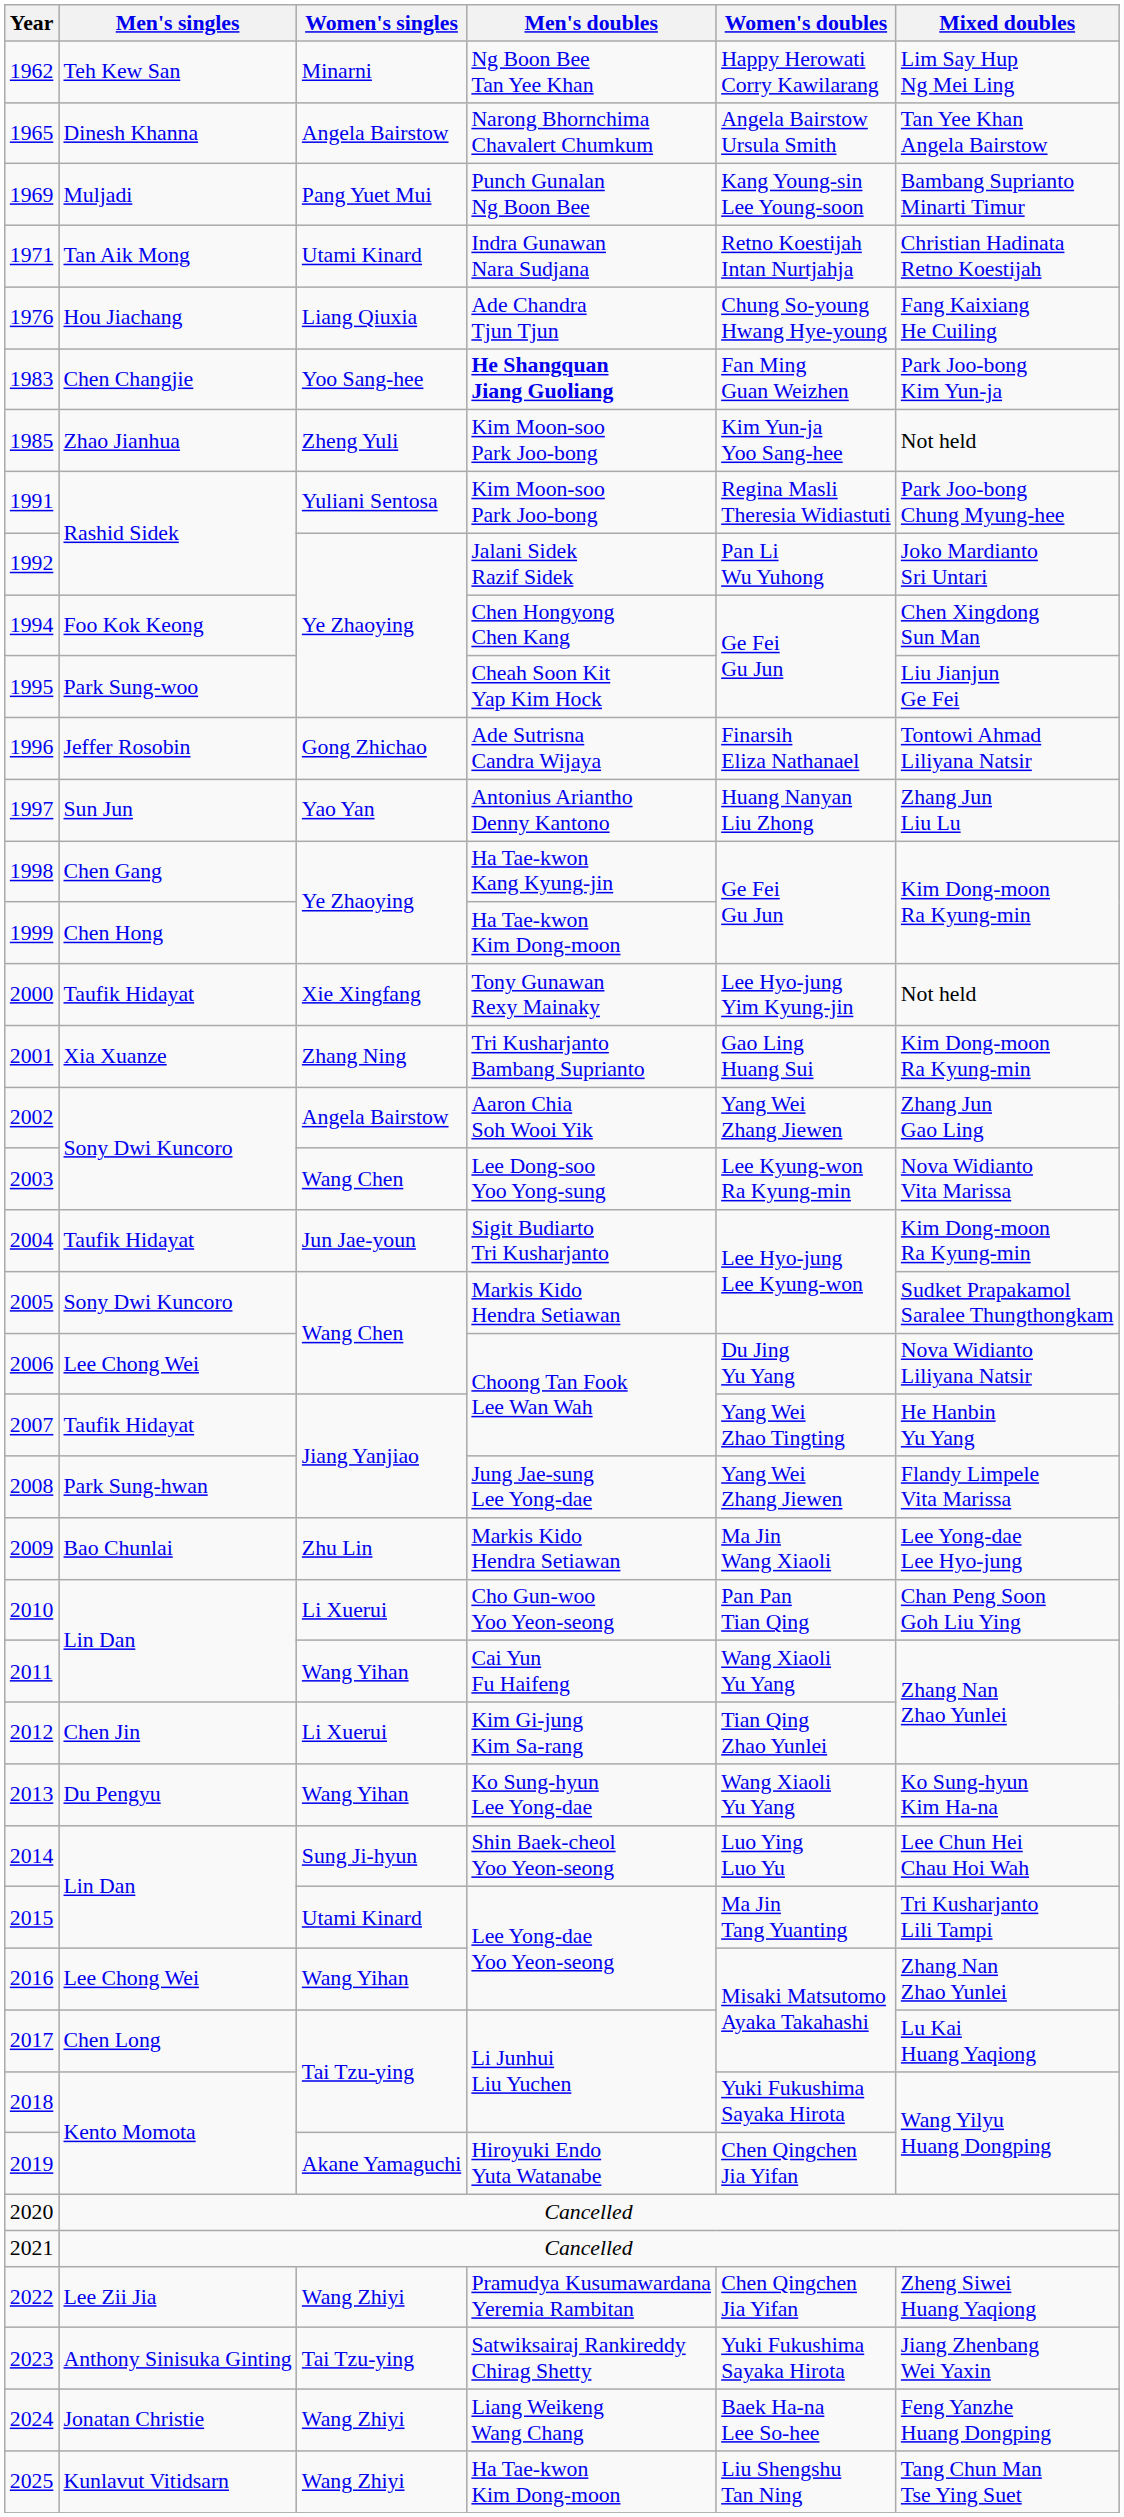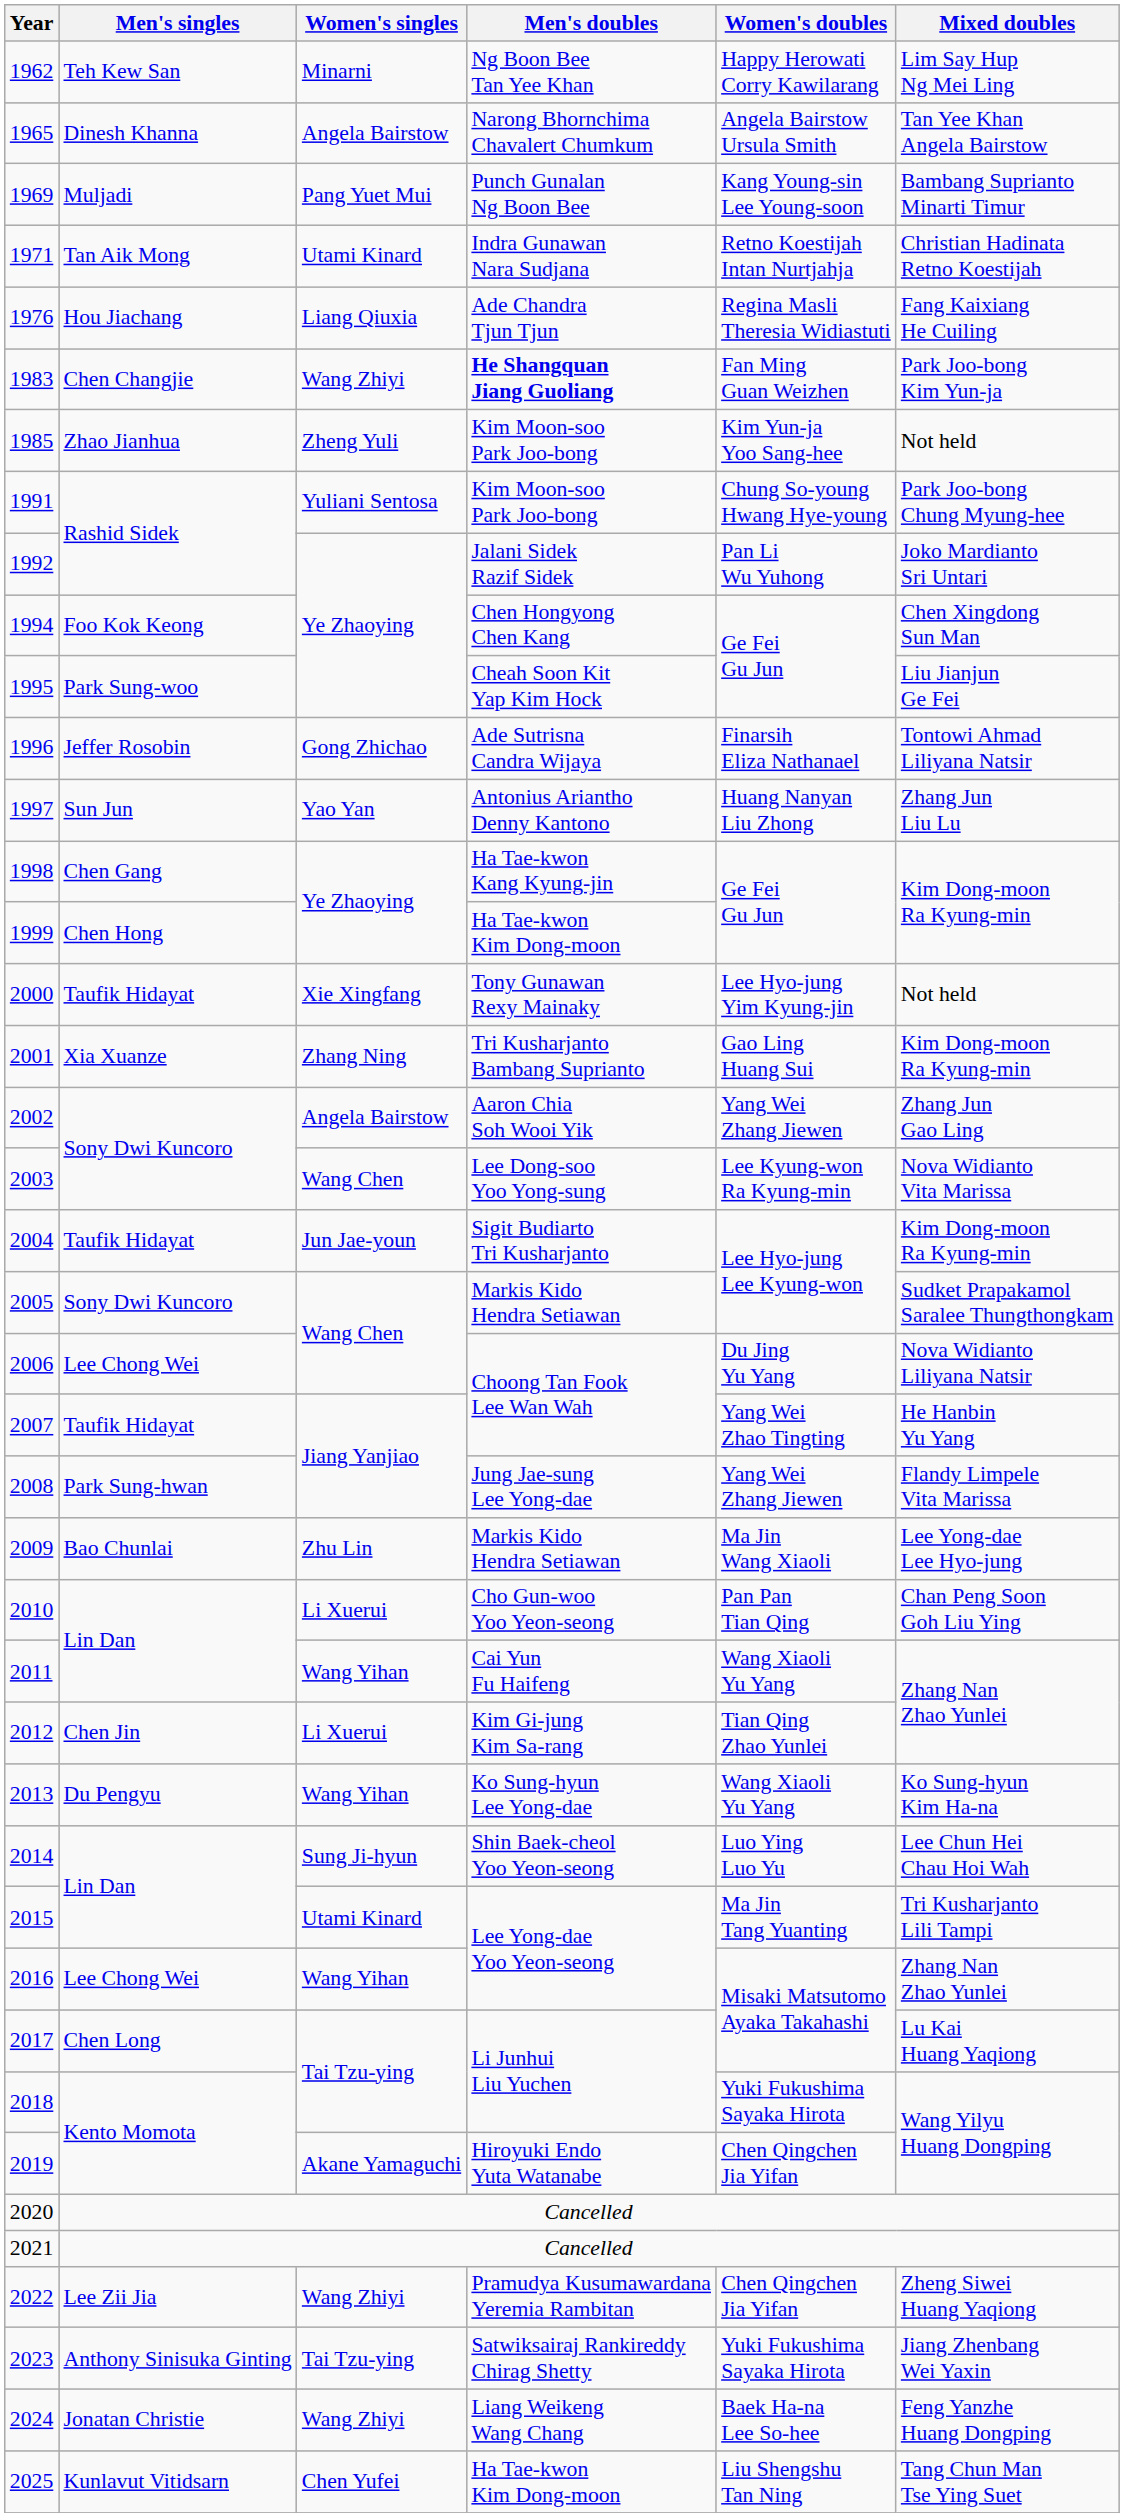(804, 317) Chung So-young Hwang Hye-young -> (806, 317) Regina Masli Theresia Widiastuti
(363, 379) Yoo Sang-hee -> (353, 379) Wang Zhiyi
(806, 502) Regina Masli Theresia Widiastuti -> (804, 502) Chung So-young Hwang Hye-young
(353, 2481) Wang Zhiyi -> (351, 2481) Chen Yufei
